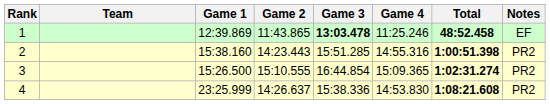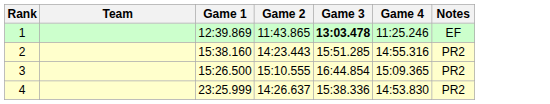- column: (467, 14)
